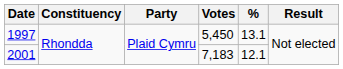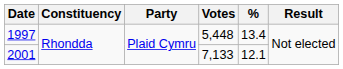(218, 34) 5,450 -> (218, 34) 5,448
(253, 34) 13.1 -> (253, 34) 13.4
(218, 54) 7,183 -> (218, 54) 7,133
